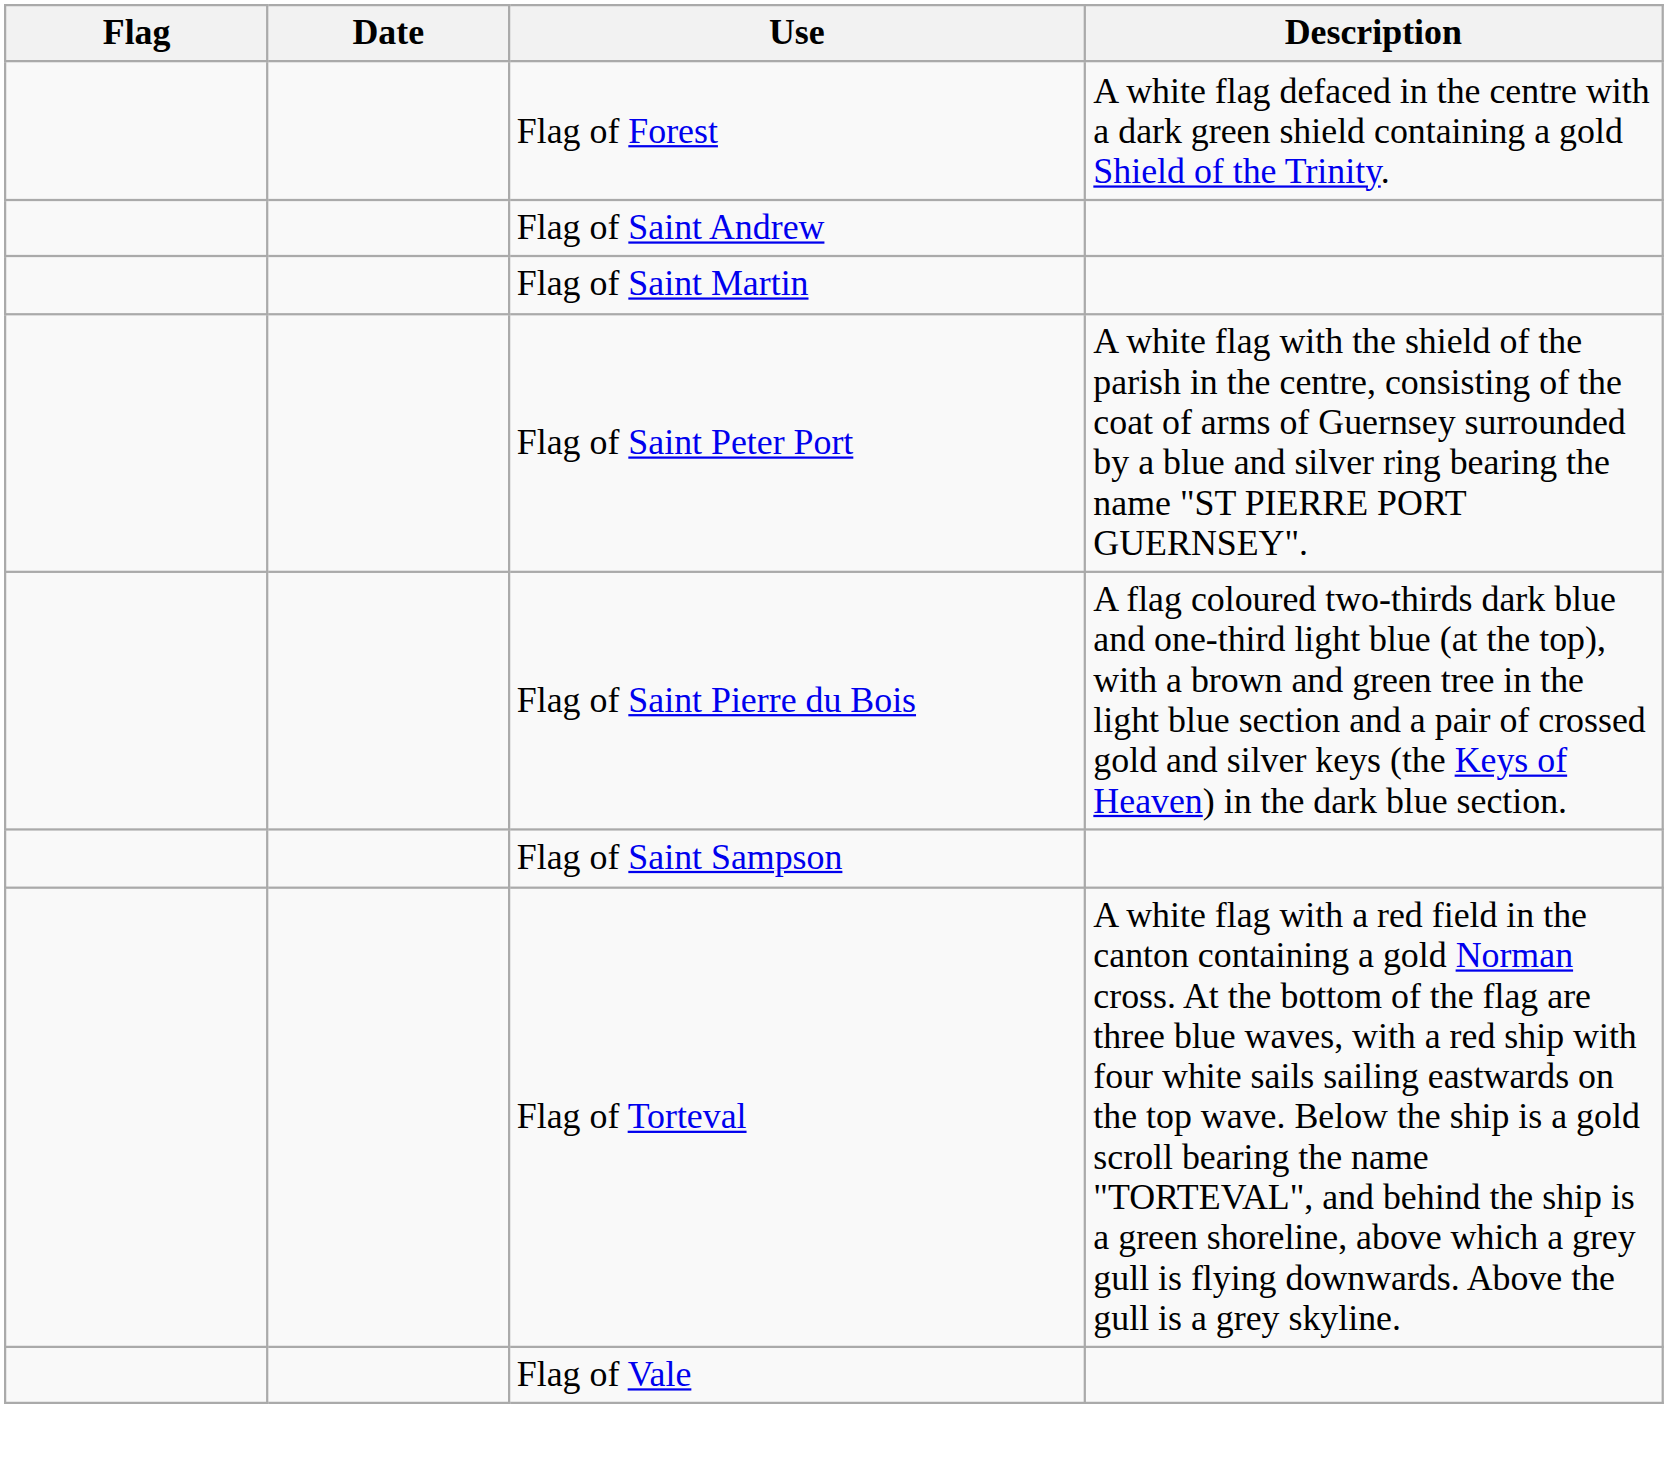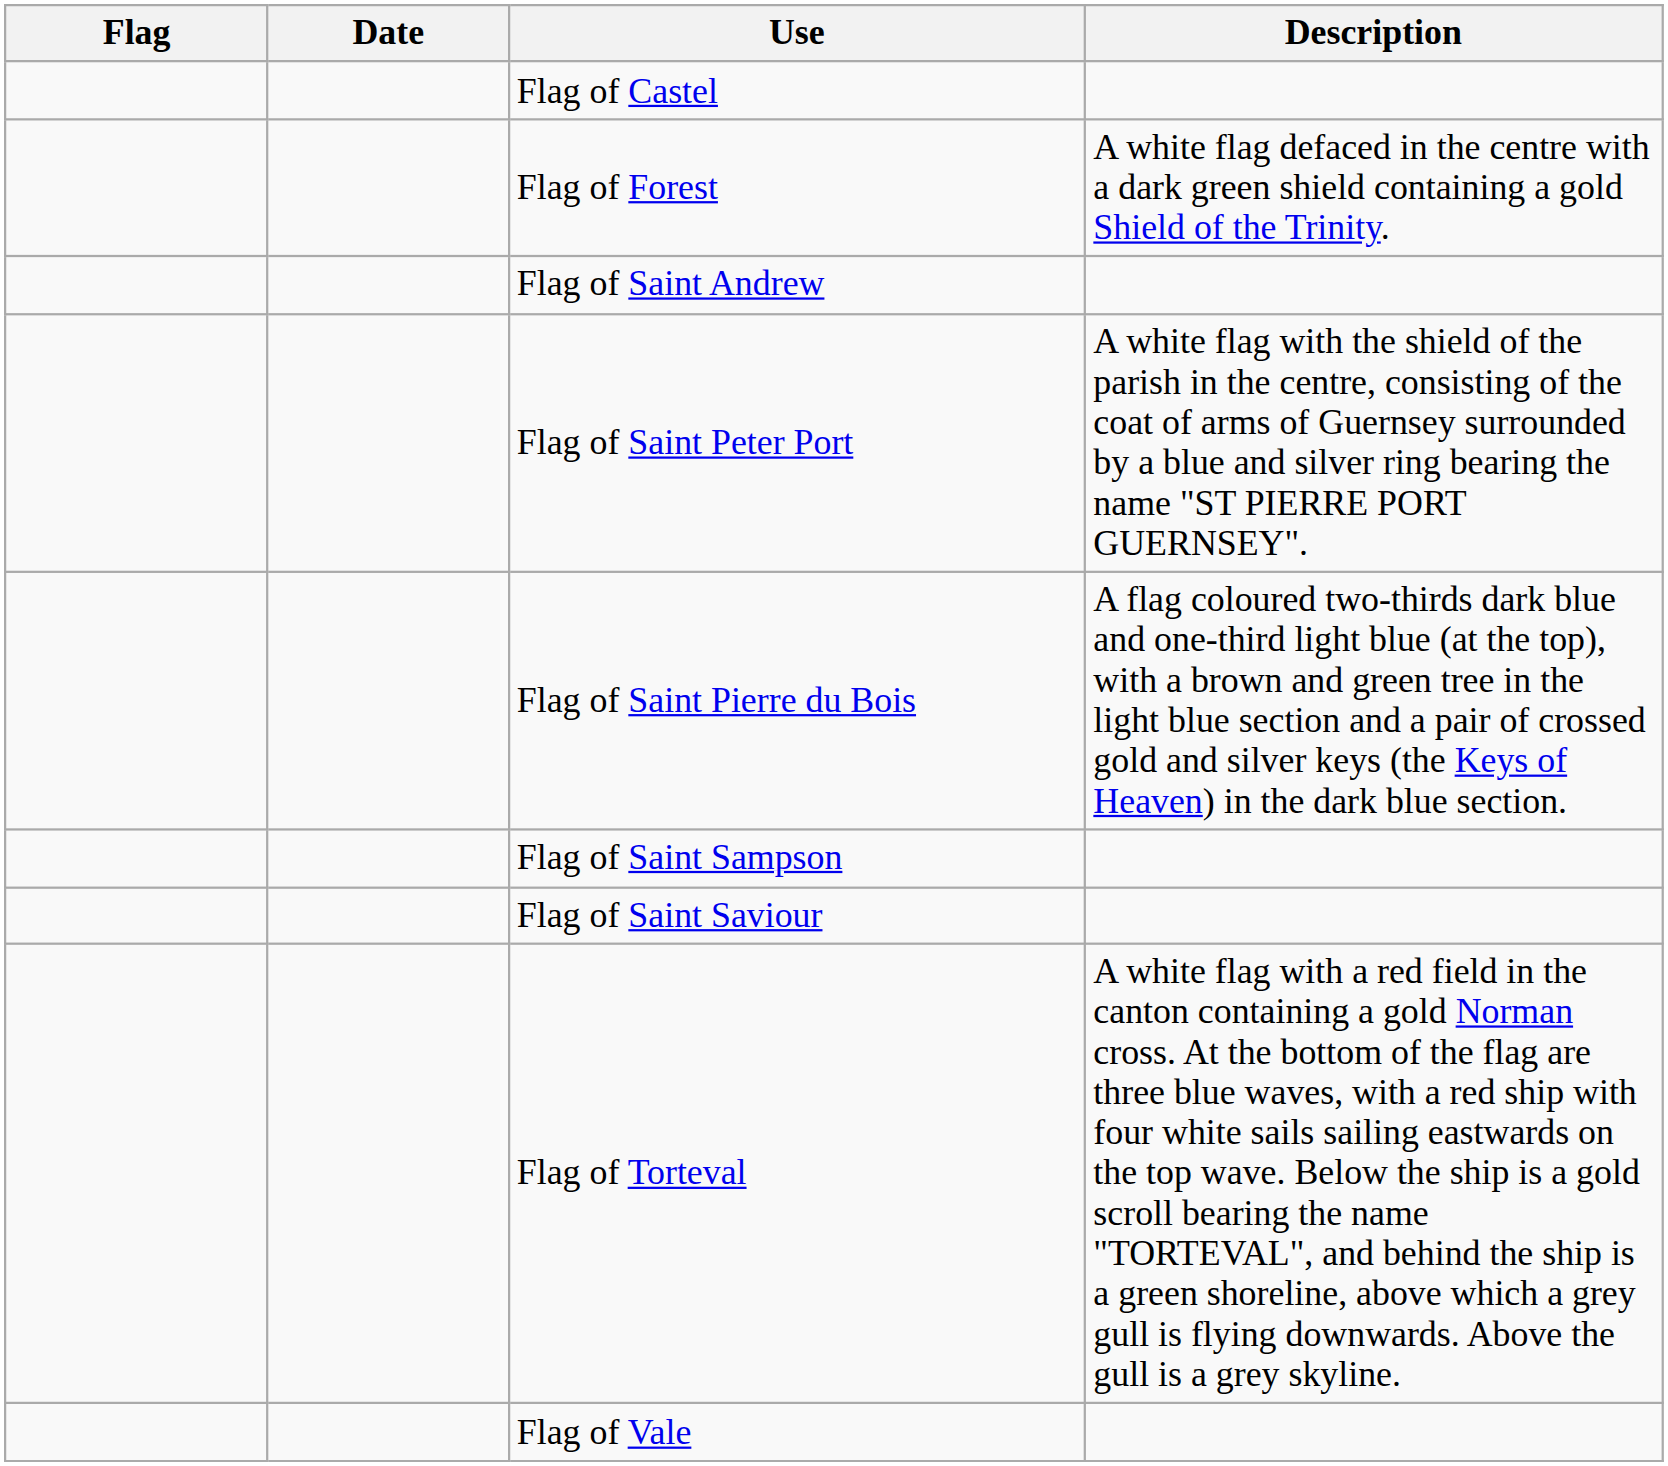+ row: (617, 89)
- row: (663, 284)
+ row: (670, 914)
